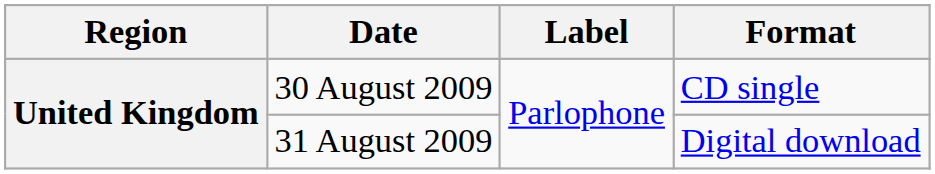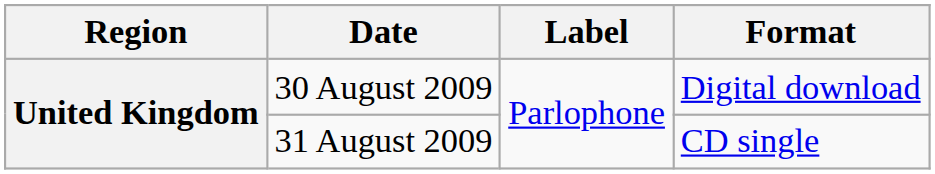(750, 86) CD single -> (801, 86) Digital download
(801, 140) Digital download -> (750, 140) CD single
